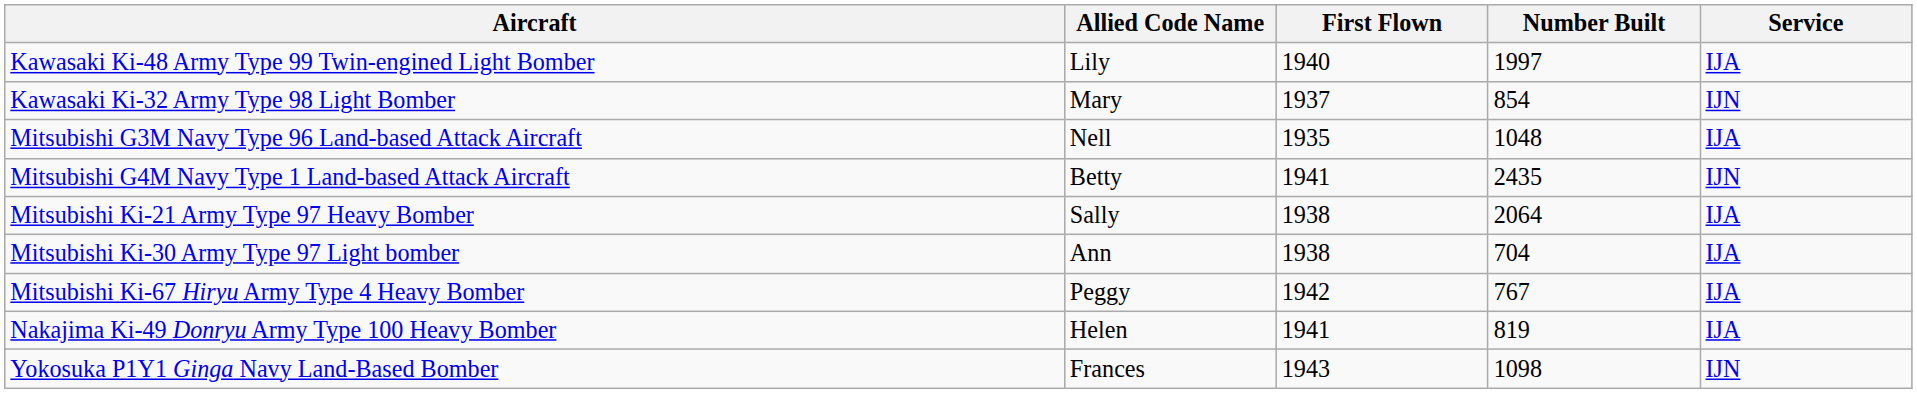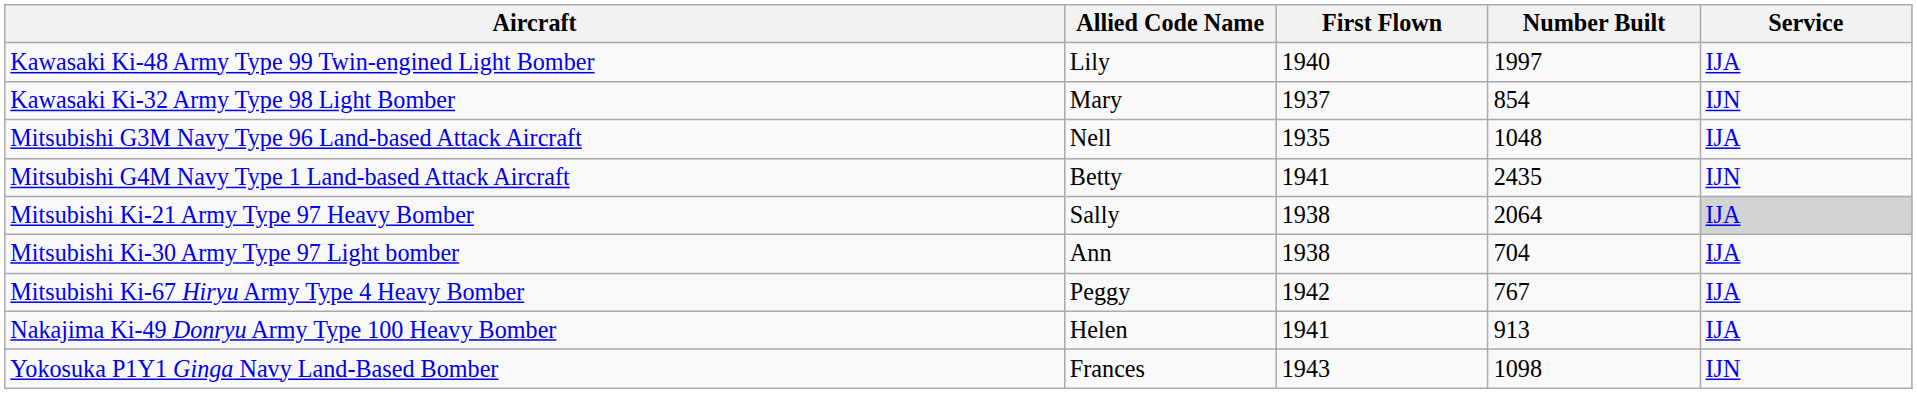(1723, 215) no background -> (1723, 215) lightgrey background
(1512, 330) 819 -> (1512, 330) 913
